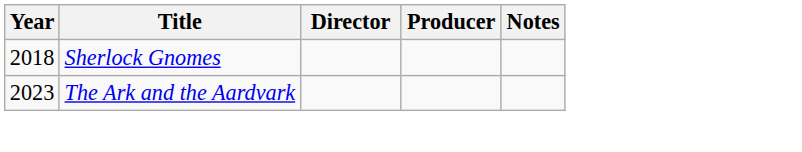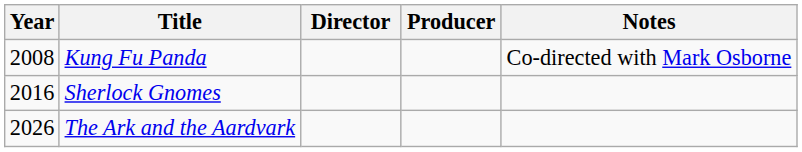+ row: (136, 57)
(32, 57) 2018 -> (32, 92) 2016
(32, 92) 2023 -> (32, 127) 2026
